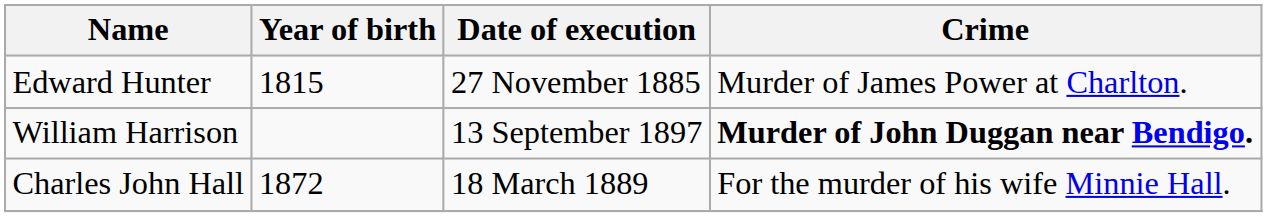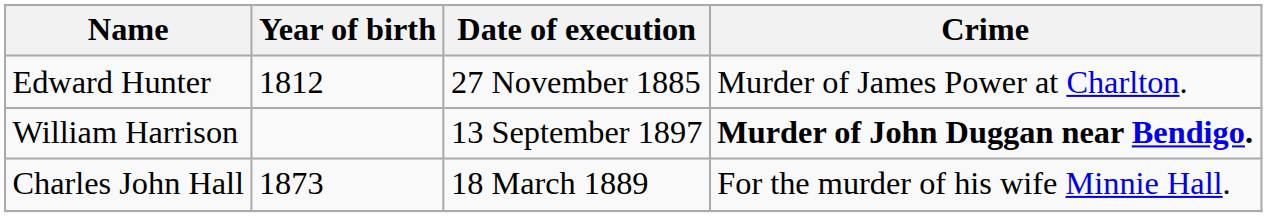(291, 81) 1815 -> (291, 81) 1812
(291, 183) 1872 -> (291, 183) 1873
